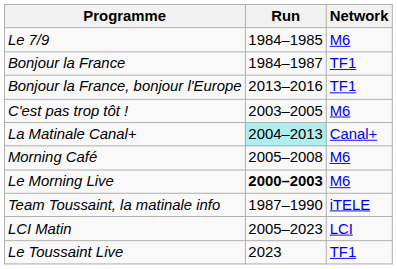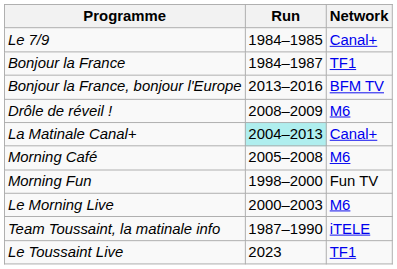(340, 39) M6 -> (354, 39) Canal+
(343, 87) TF1 -> (357, 87) BFM TV
- row: (68, 110)
+ row: (60, 110)
+ row: (50, 181)
(286, 181) bold -> (286, 205) normal
- row: (40, 228)
